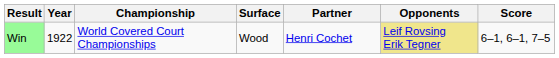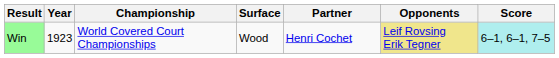(60, 37) 1922 -> (60, 37) 1923
(516, 37) no background -> (516, 37) paleturquoise background
